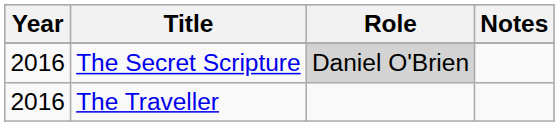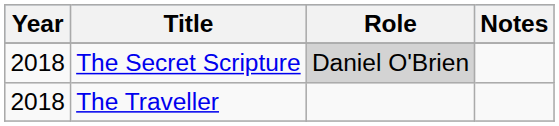(38, 62) 2016 -> (38, 62) 2018
(38, 101) 2016 -> (38, 101) 2018
